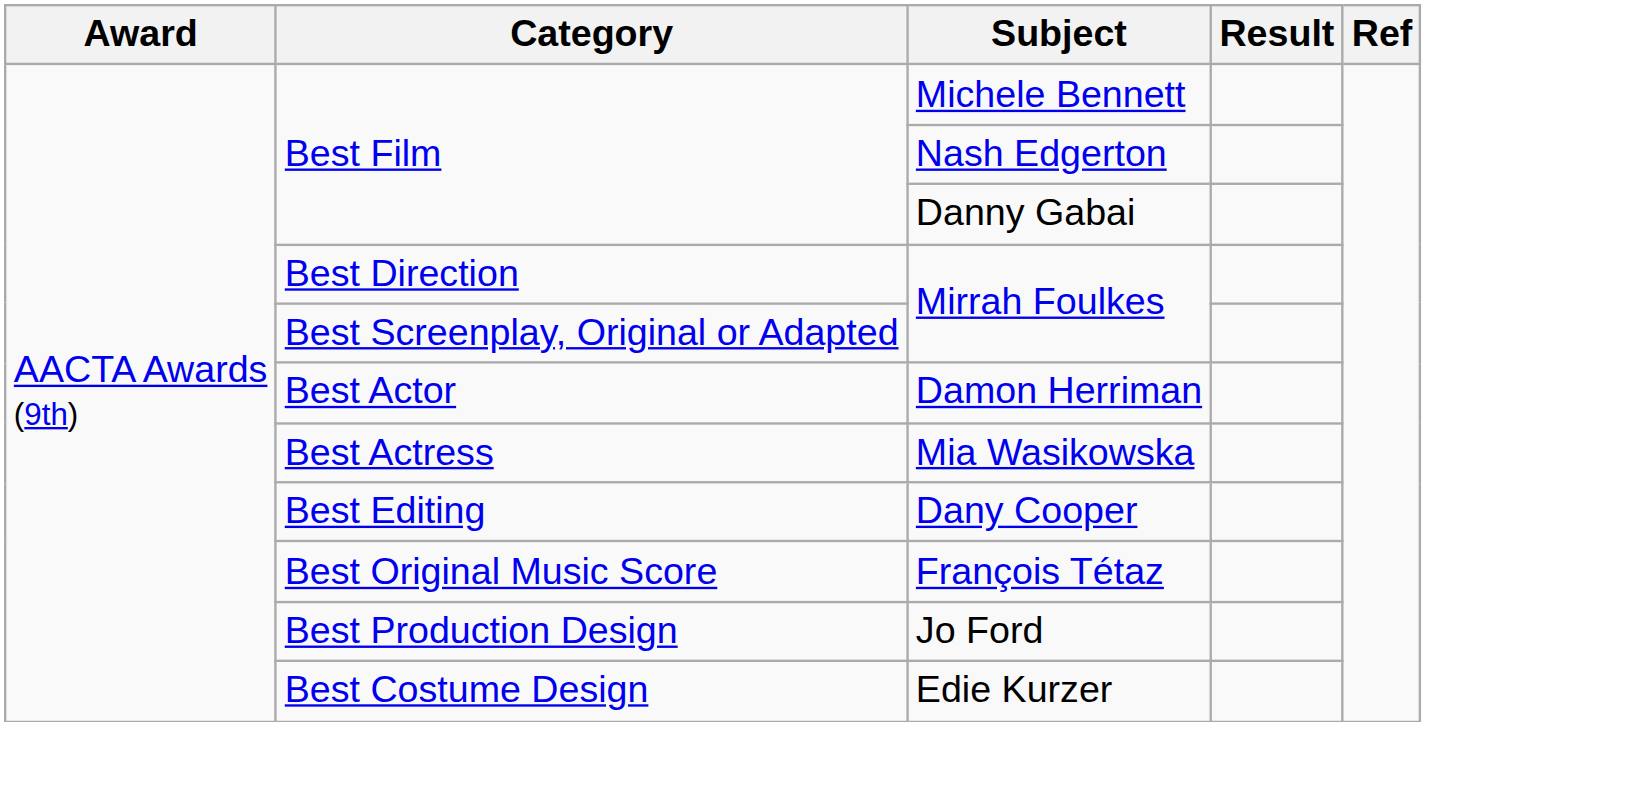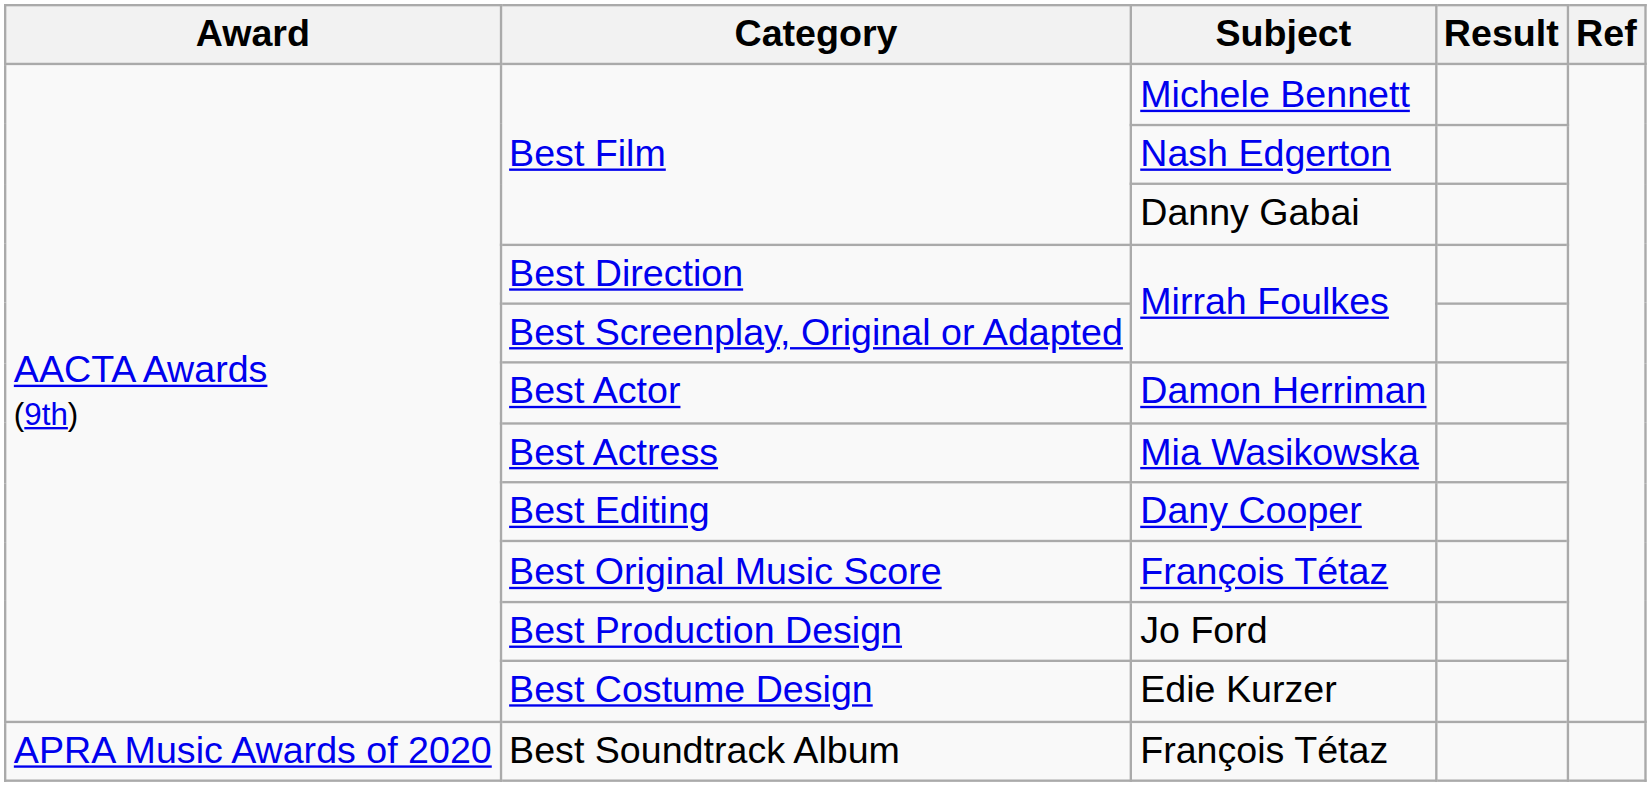+ row: (705, 749)
